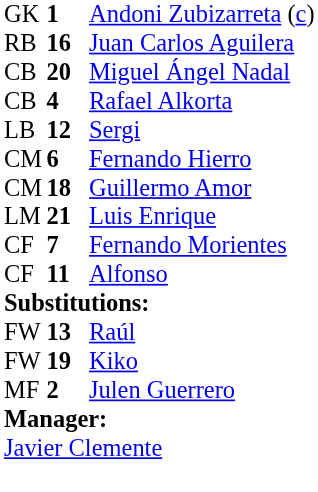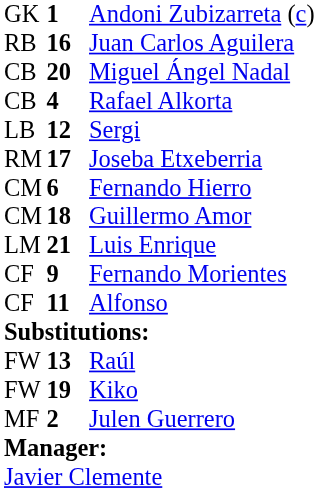+ row: (176, 158)
(53, 245) 7 -> (53, 274) 9
